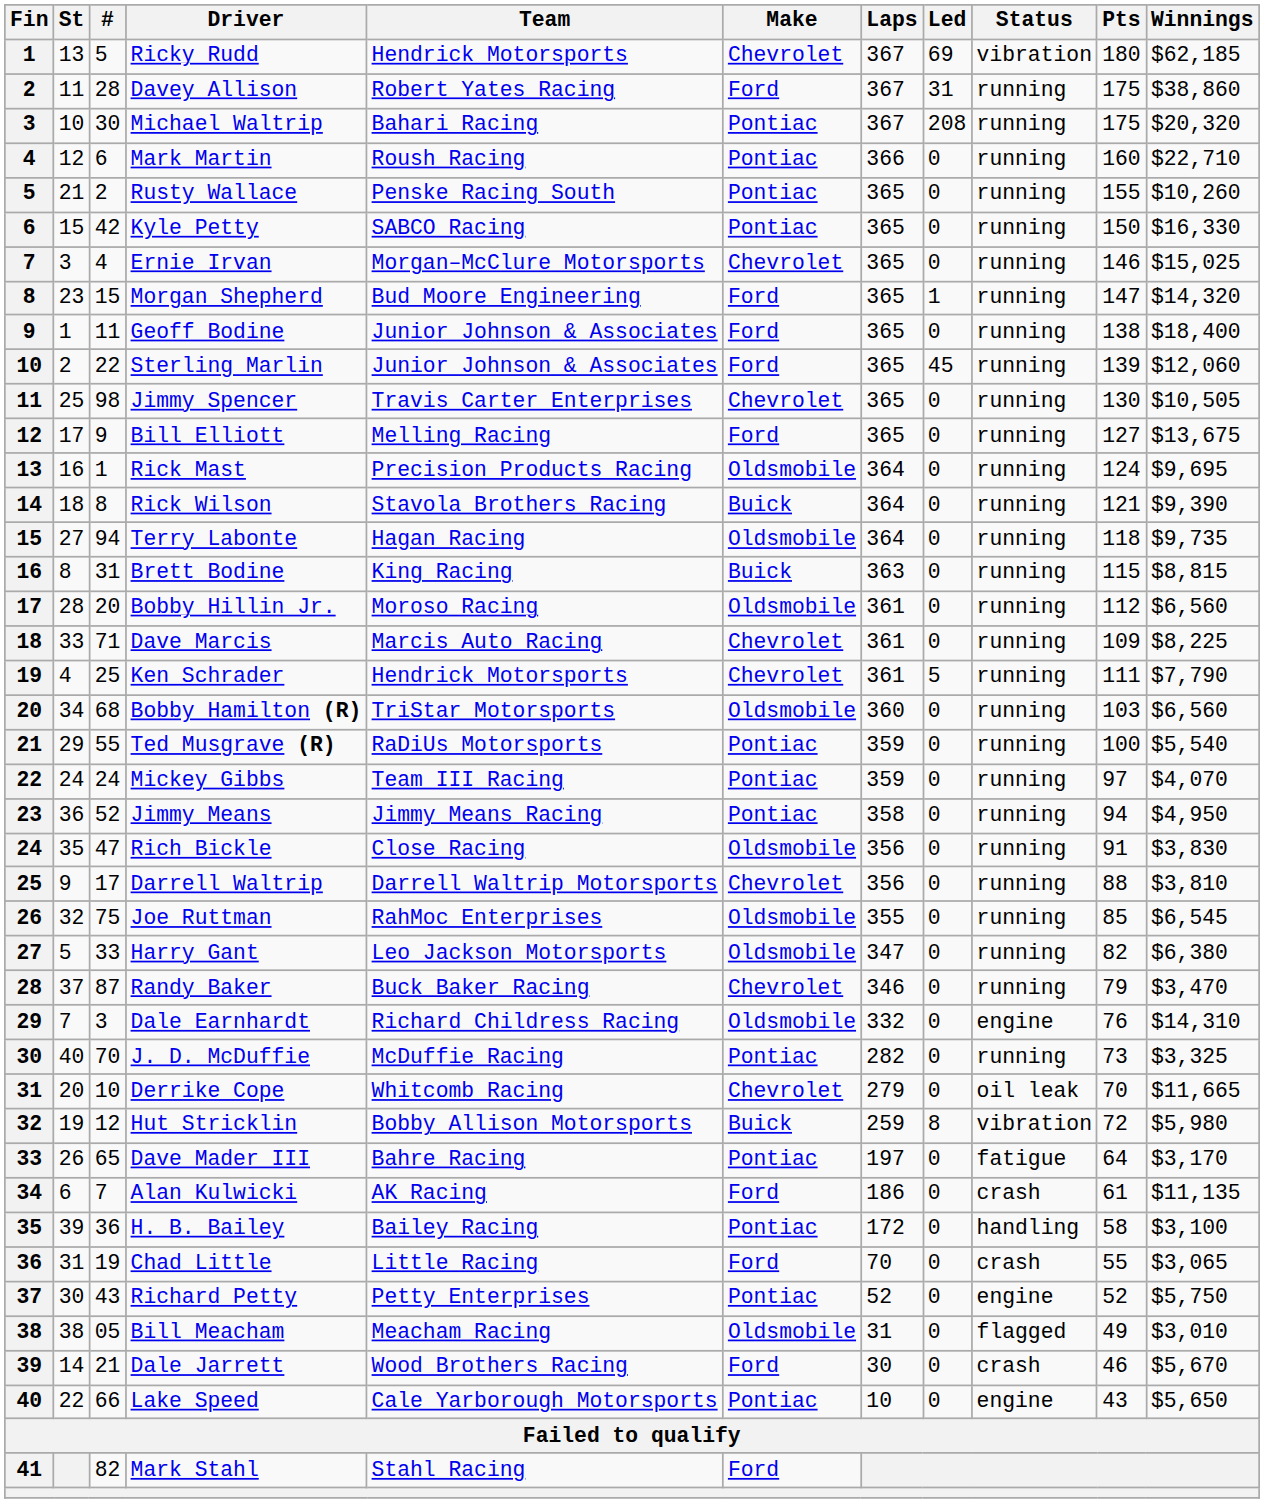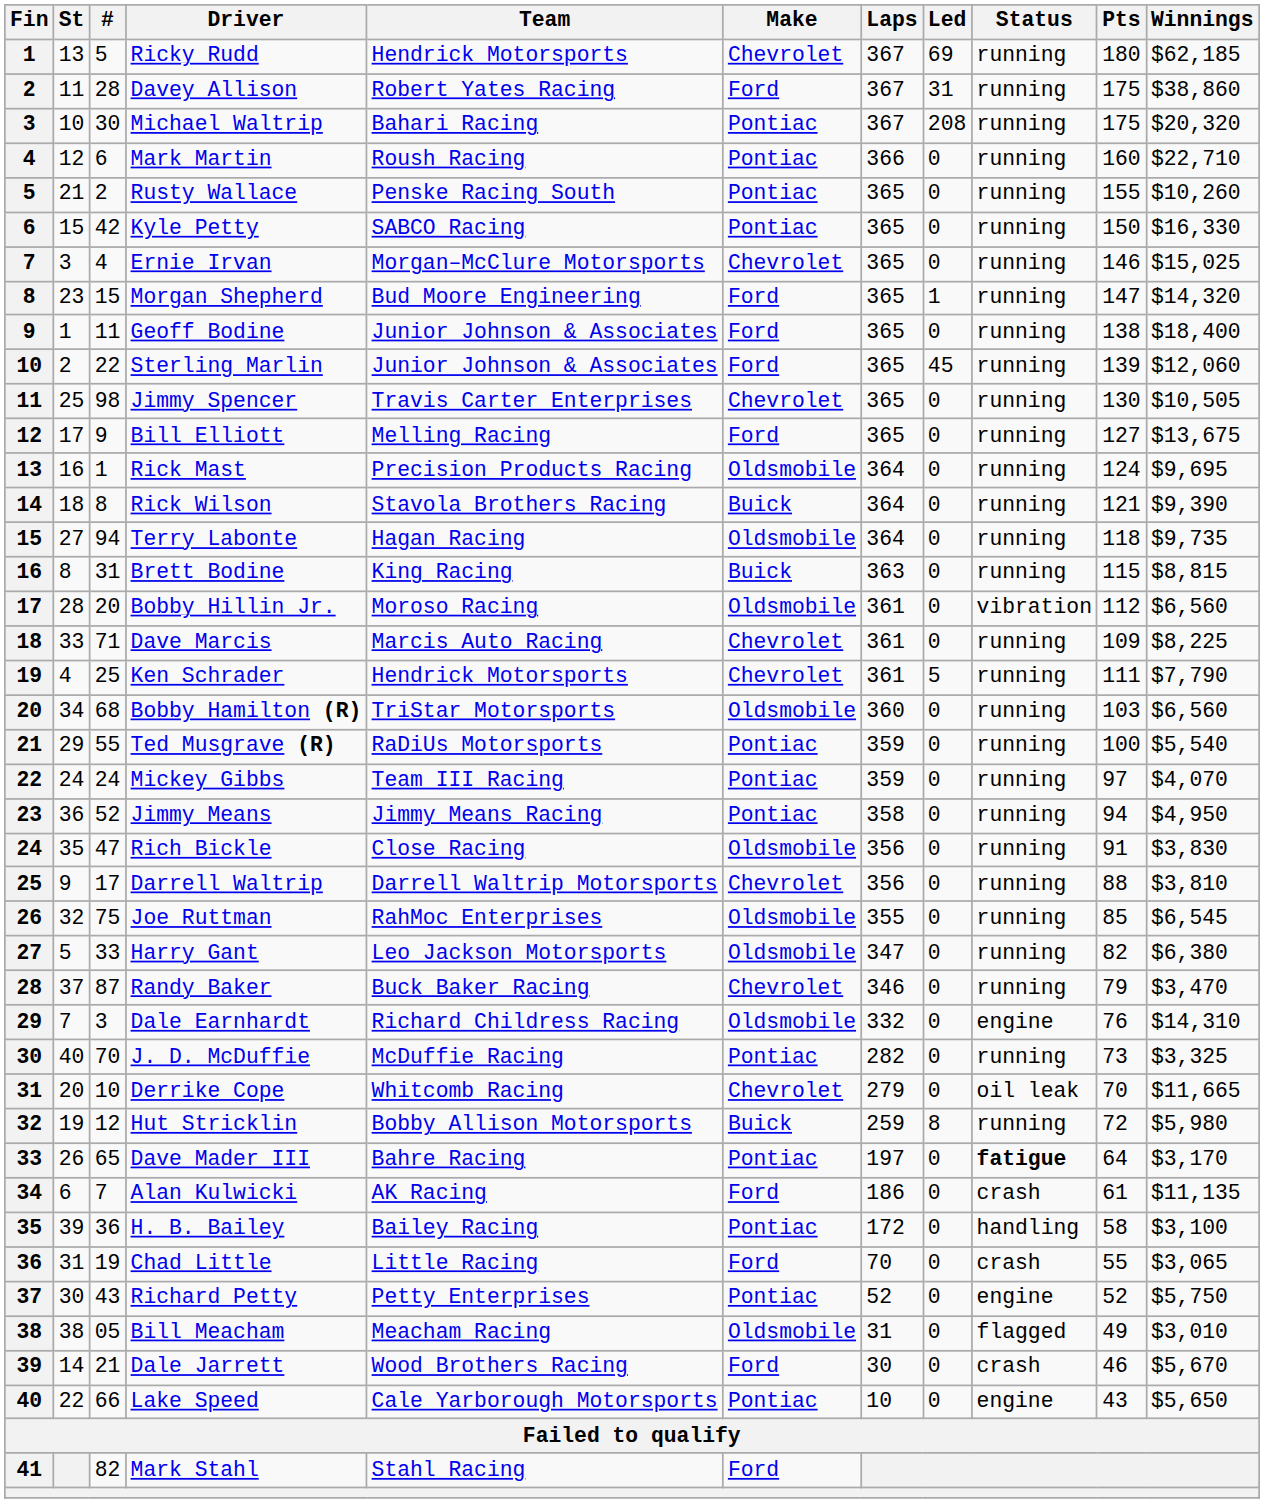(1034, 57) vibration -> (1021, 57) running
(1021, 609) running -> (1034, 609) vibration
(1034, 1126) vibration -> (1021, 1126) running
(1021, 1161) normal -> (1021, 1161) bold
